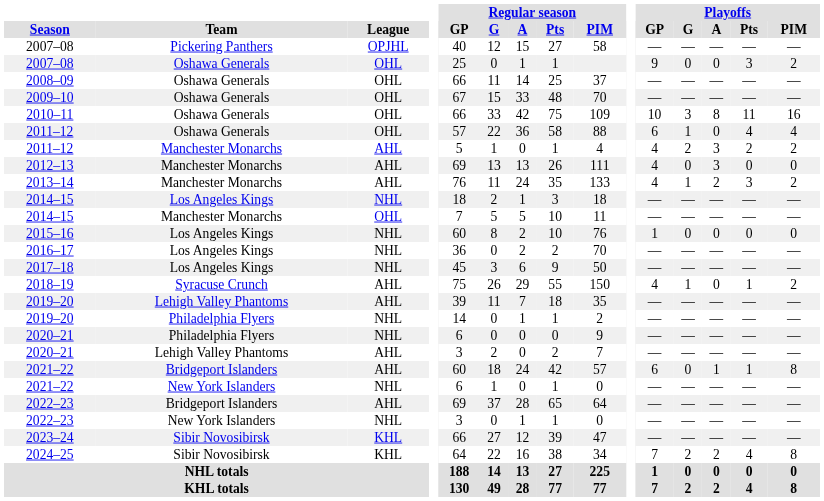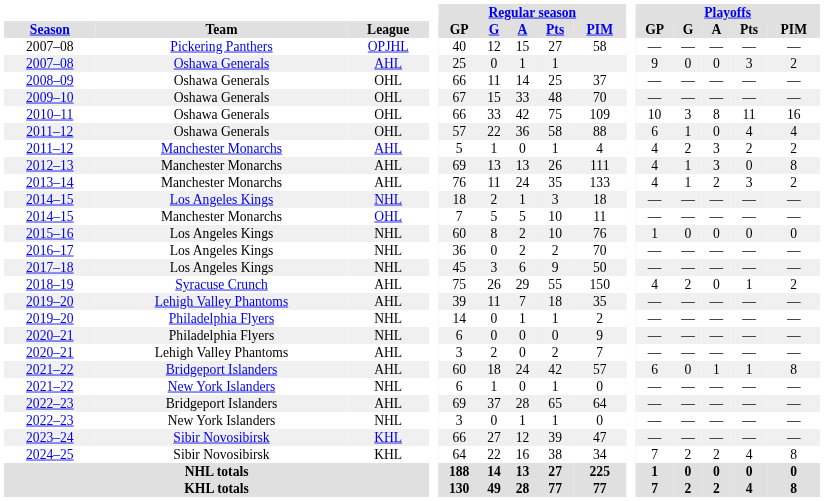(388, 63) OHL -> (388, 63) AHL
(688, 165) 0 -> (688, 165) 1
(794, 165) 0 -> (794, 165) 8
(688, 284) 1 -> (688, 284) 2
